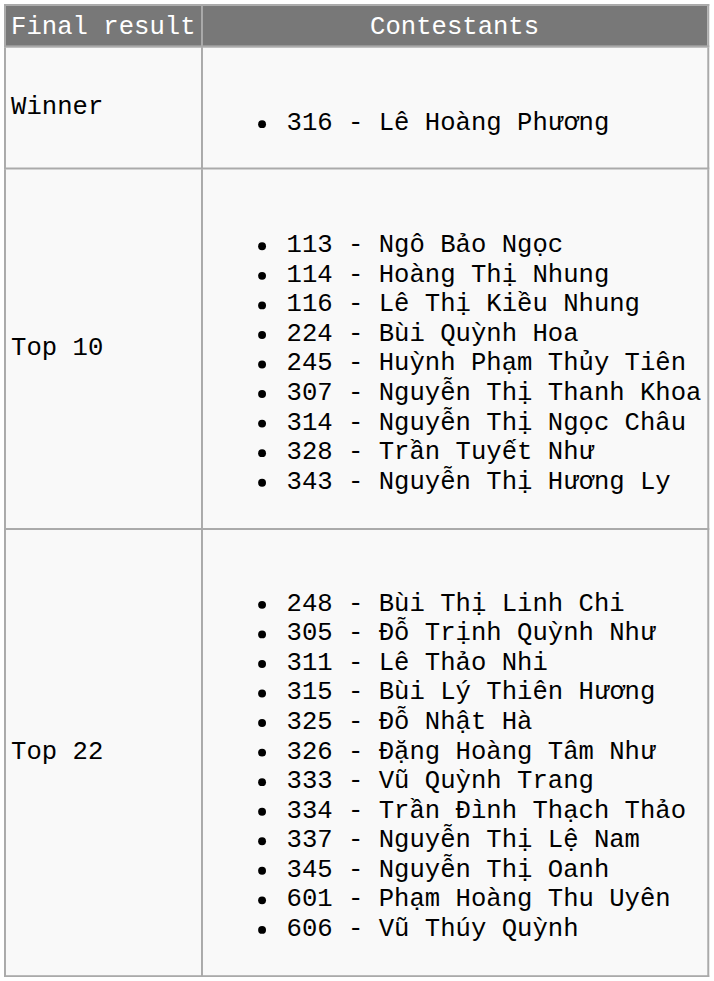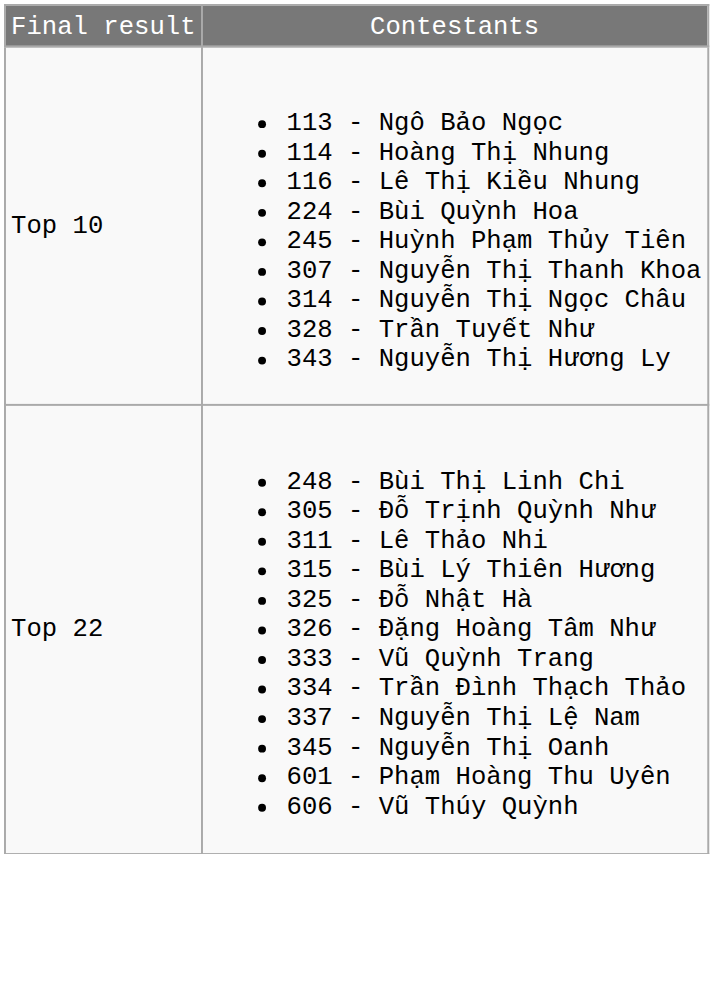- row: (57, 108)
